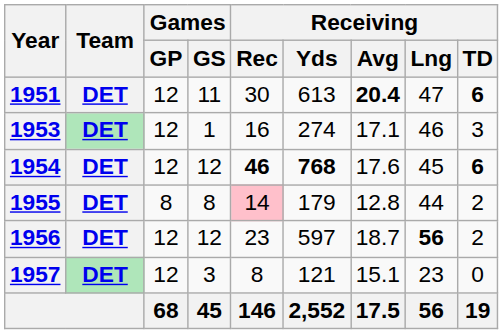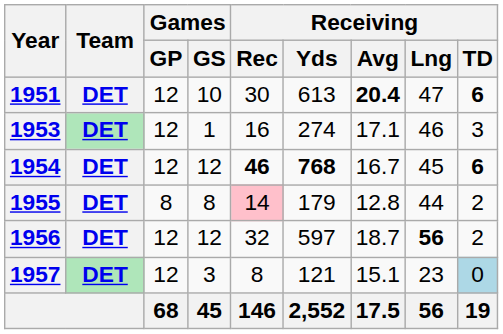(209, 94) 11 -> (209, 94) 10
(378, 166) 17.6 -> (378, 166) 16.7
(257, 238) 23 -> (257, 238) 32
(478, 274) no background -> (478, 274) lightblue background
